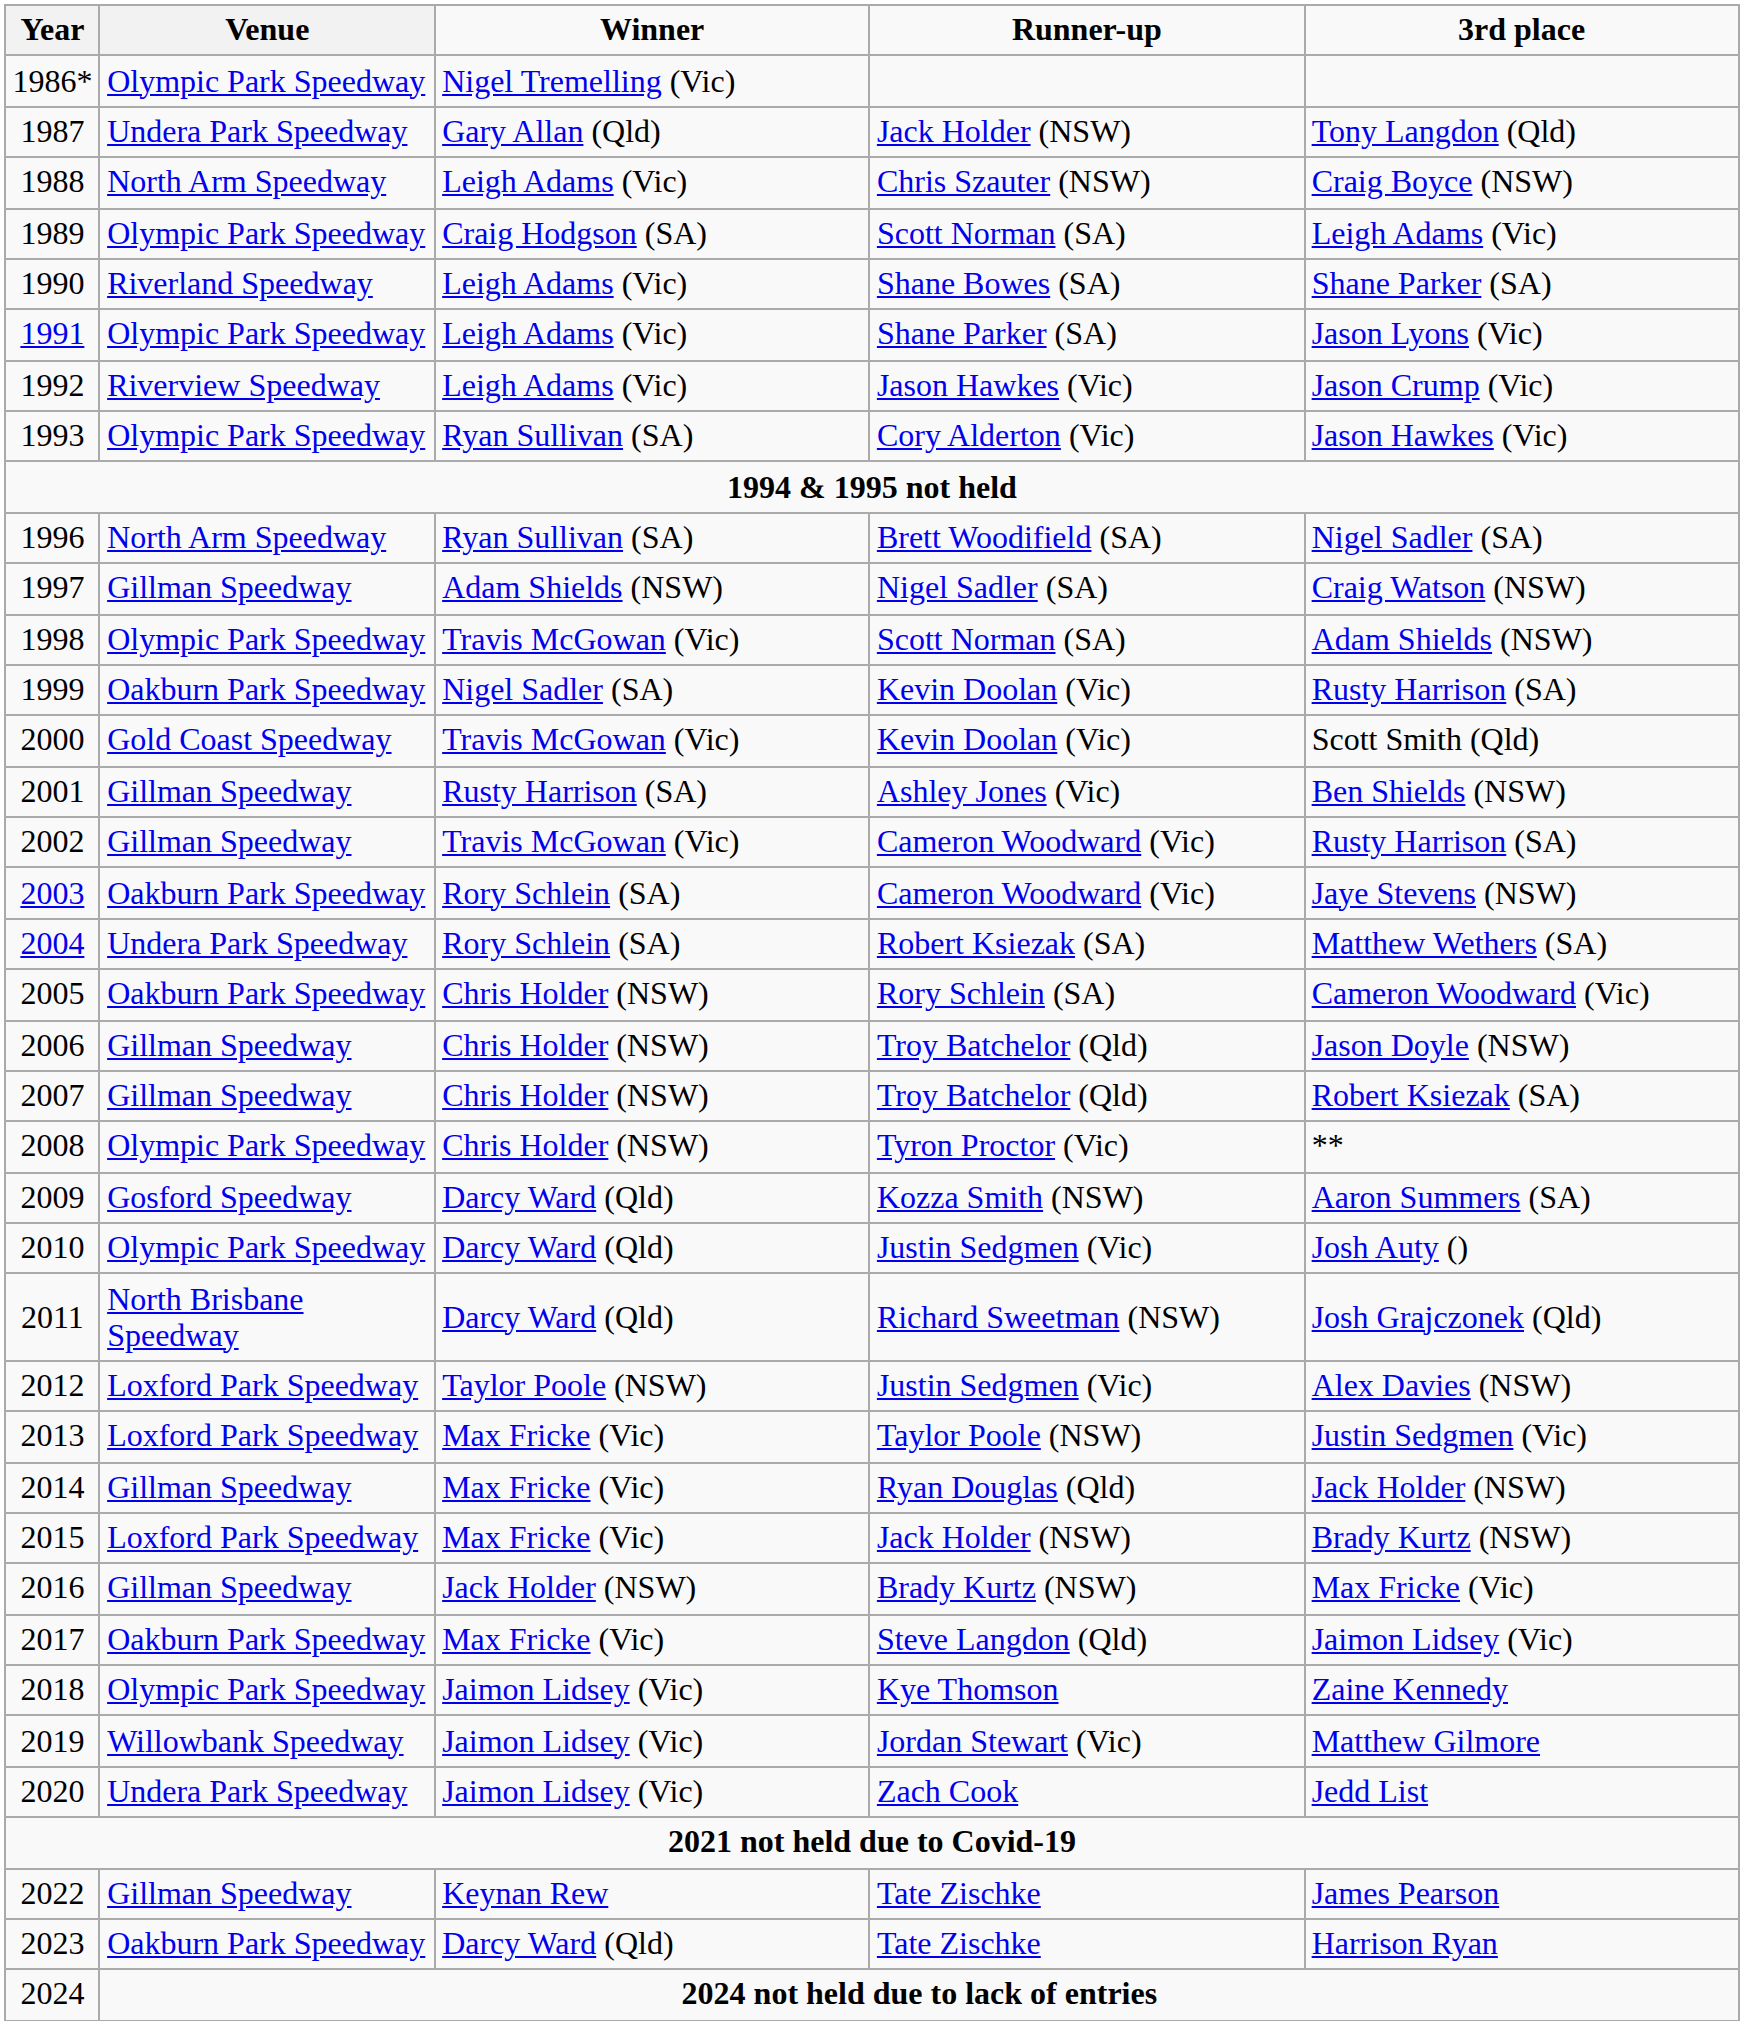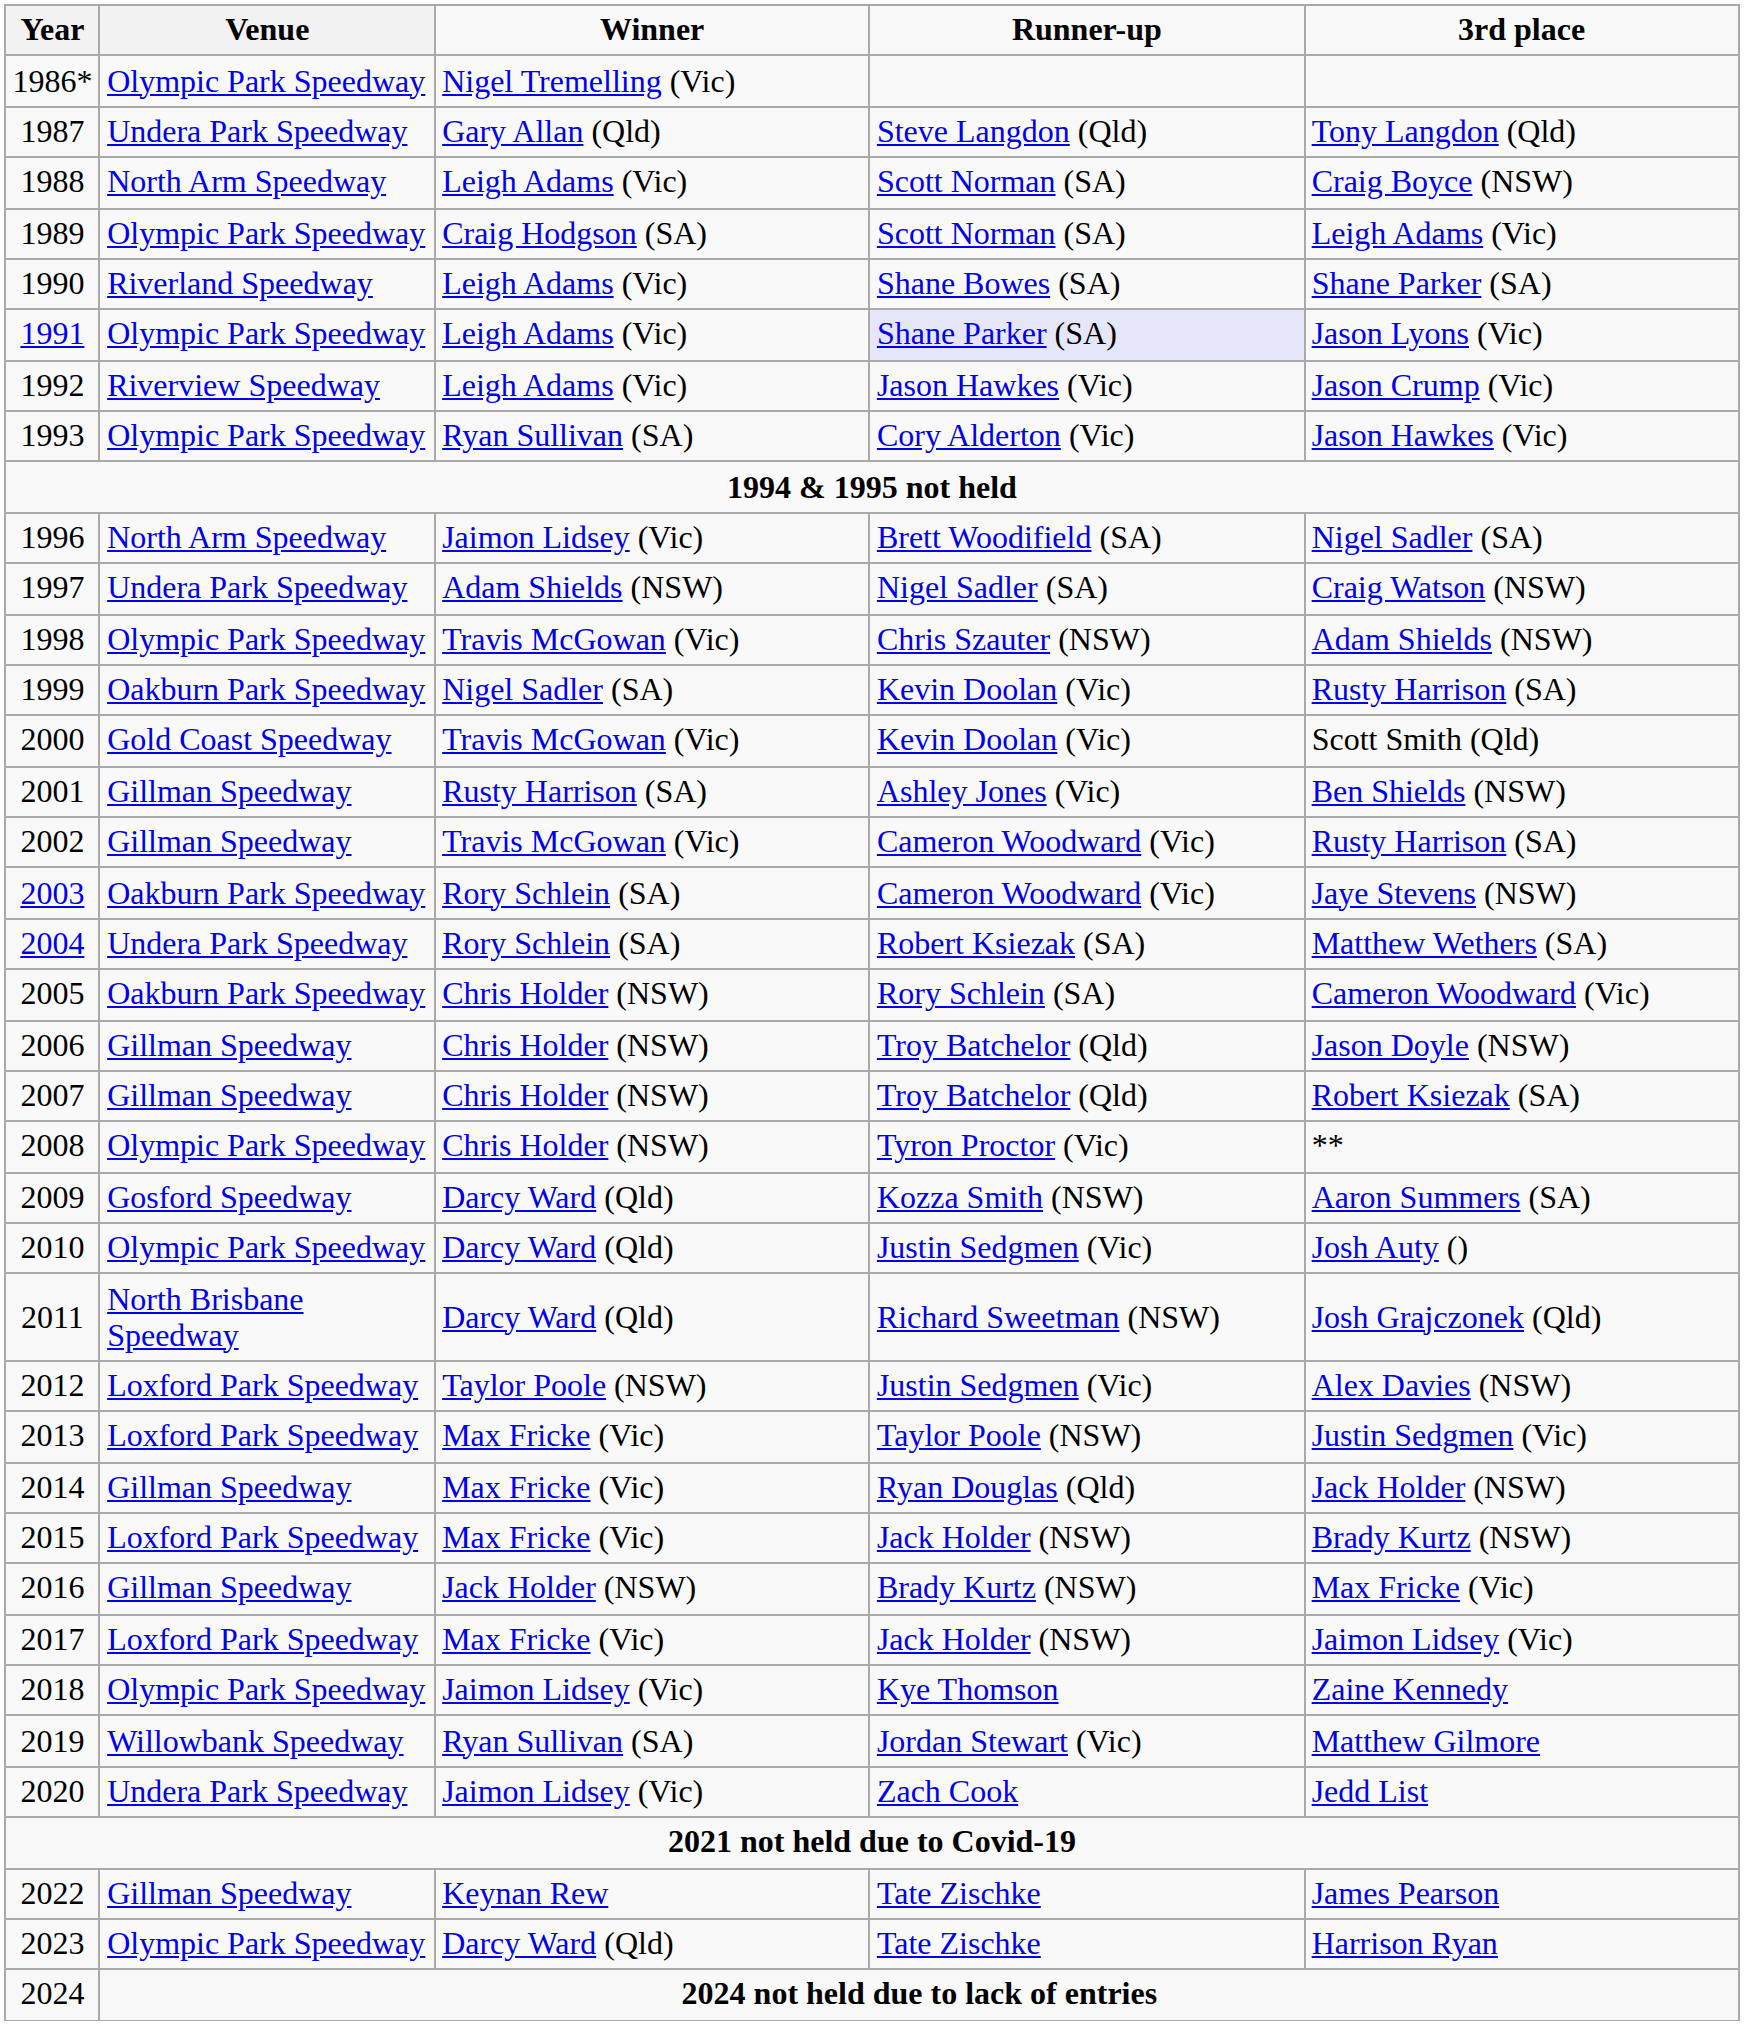(1004, 131) Jack Holder (NSW) -> (1012, 131) Steve Langdon (Qld)
(1014, 182) Chris Szauter (NSW) -> (1001, 182) Scott Norman (SA)
(997, 334) no background -> (997, 334) lavender background
(568, 537) Ryan Sullivan (SA) -> (573, 537) Jaimon Lidsey (Vic)
(229, 588) Gillman Speedway -> (257, 588) Undera Park Speedway
(1001, 638) Scott Norman (SA) -> (1014, 638) Chris Szauter (NSW)
(266, 1639) Oakburn Park Speedway -> (263, 1639) Loxford Park Speedway
(1012, 1639) Steve Langdon (Qld) -> (1004, 1639) Jack Holder (NSW)
(573, 1740) Jaimon Lidsey (Vic) -> (568, 1740) Ryan Sullivan (SA)
(266, 1943) Oakburn Park Speedway -> (266, 1943) Olympic Park Speedway
